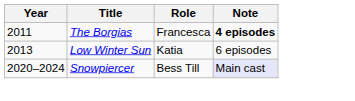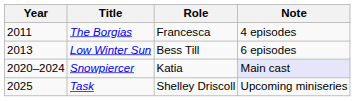(245, 31) bold -> (268, 31) normal
(170, 50) Katia -> (178, 50) Bess Till
(178, 68) Bess Till -> (170, 68) Katia
+ row: (82, 86)
